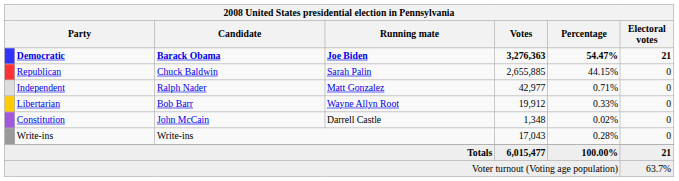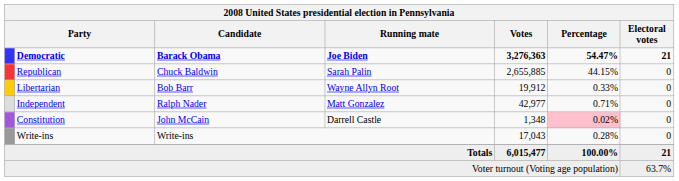rows swapped: (41, 88) <-> (38, 104)
(605, 120) no background -> (605, 120) pink background
